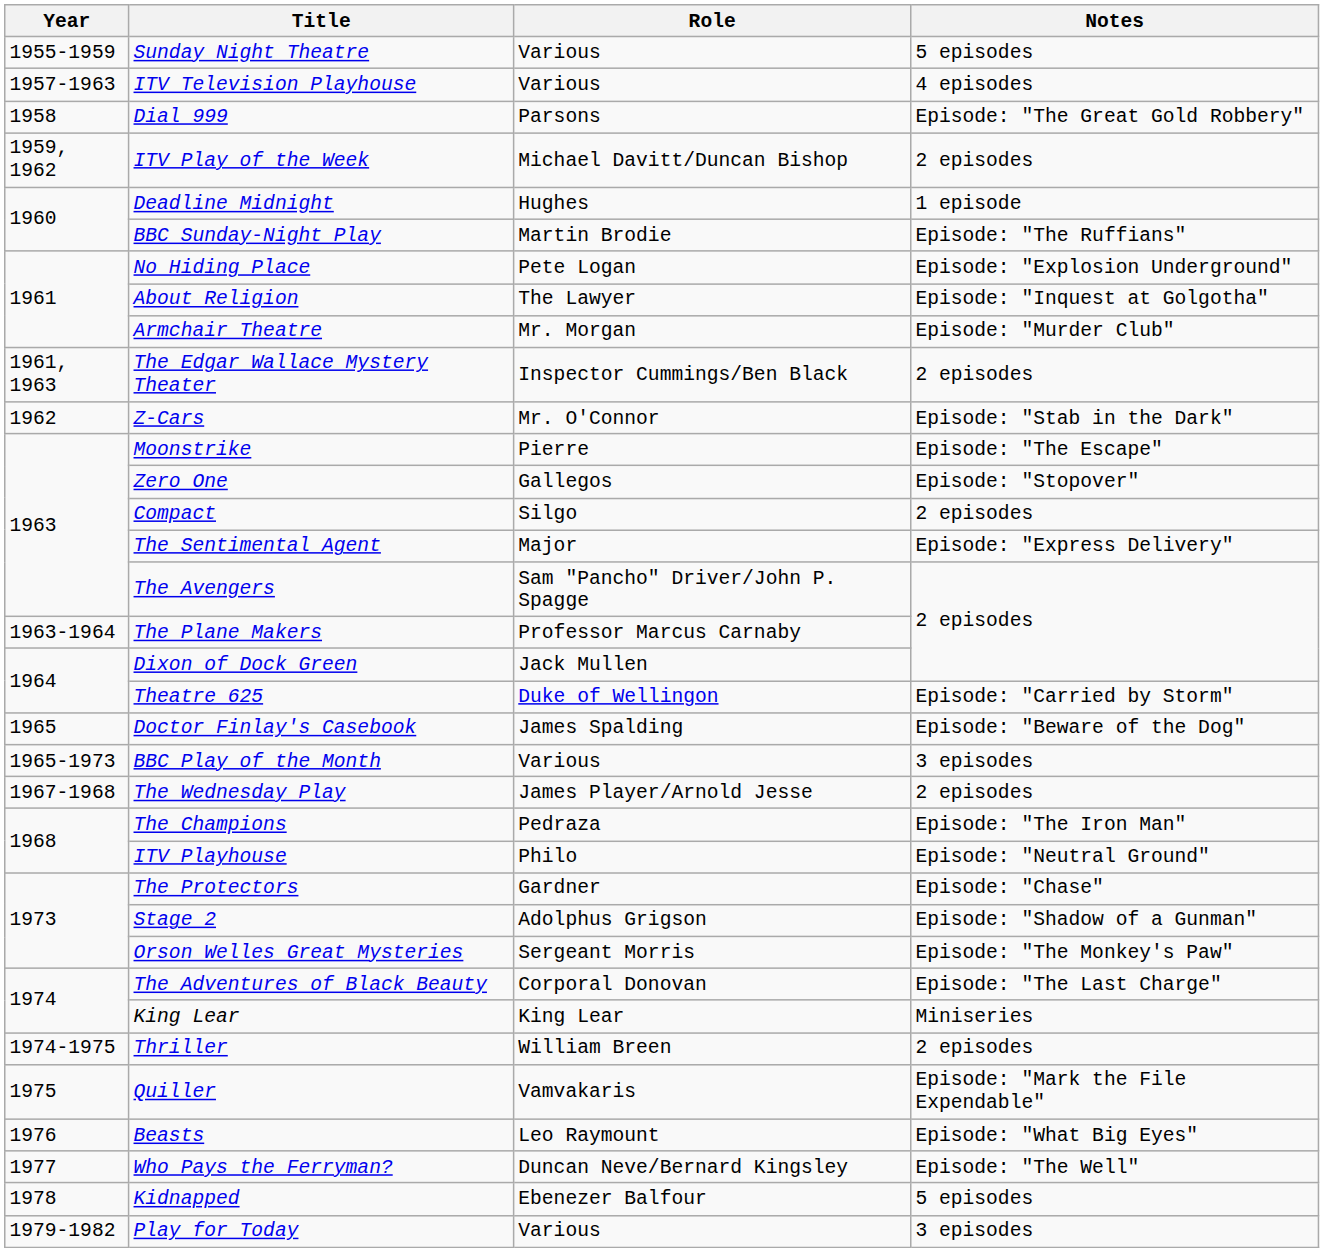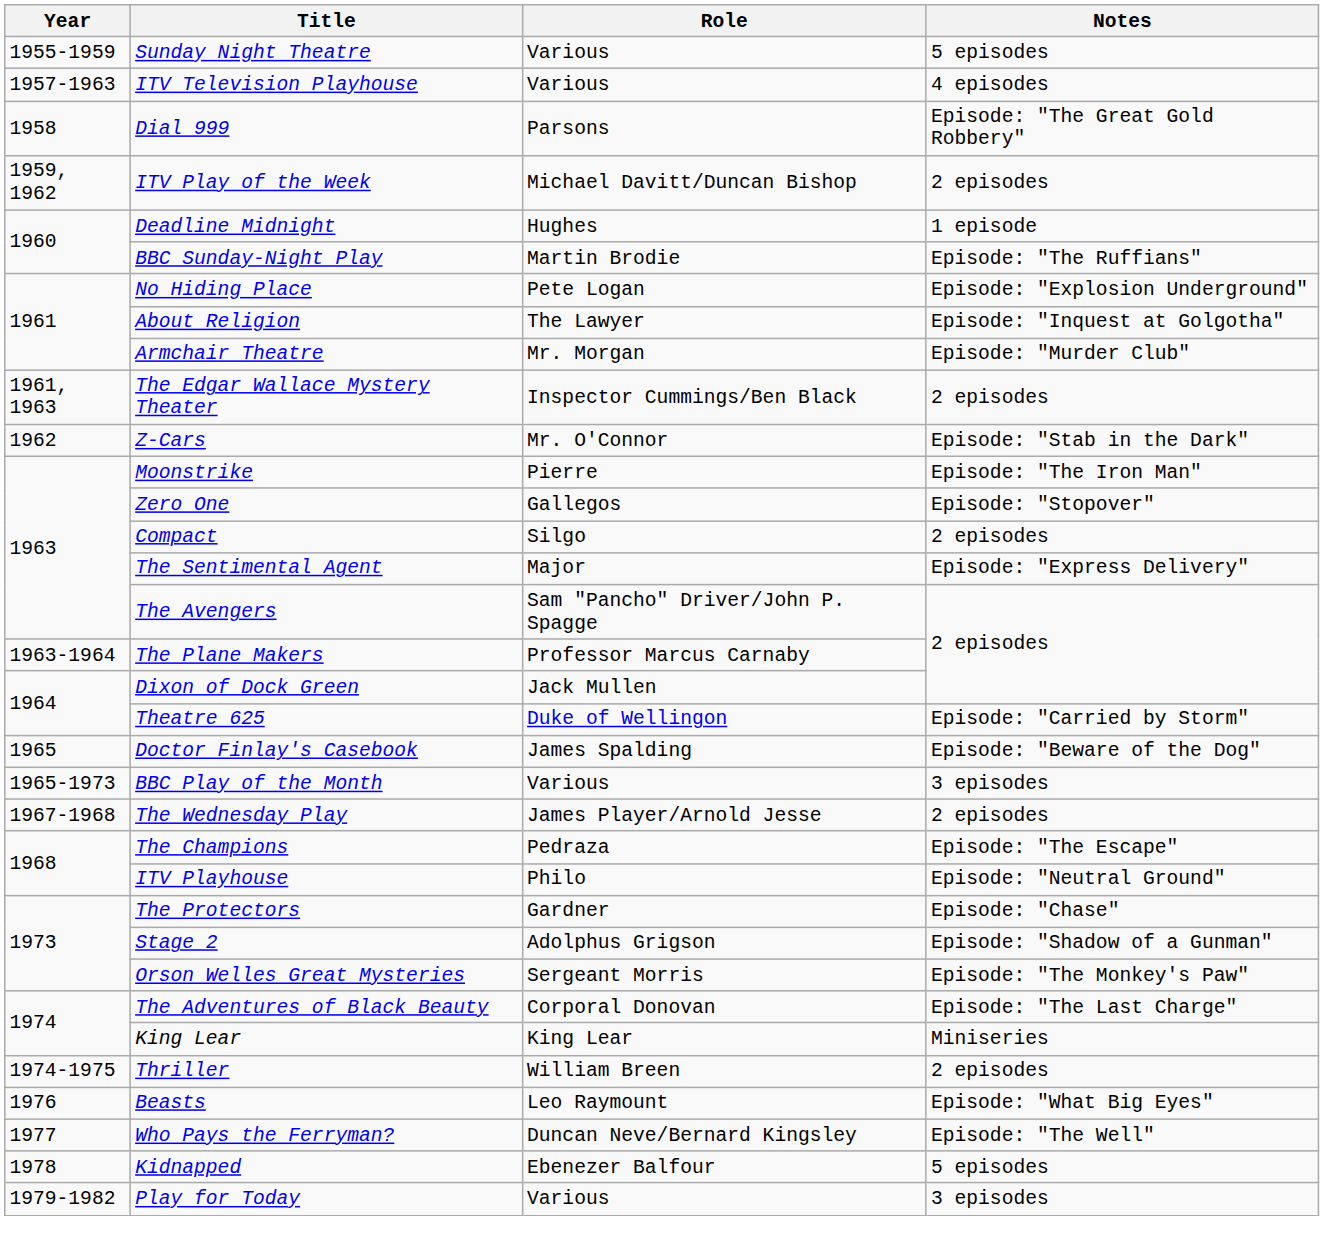(1039, 450) Episode: "The Escape" -> (1066, 473) Episode: "The Iron Man"
(1051, 825) Episode: "The Iron Man" -> (1055, 847) Episode: "The Escape"
- row: (175, 1092)
